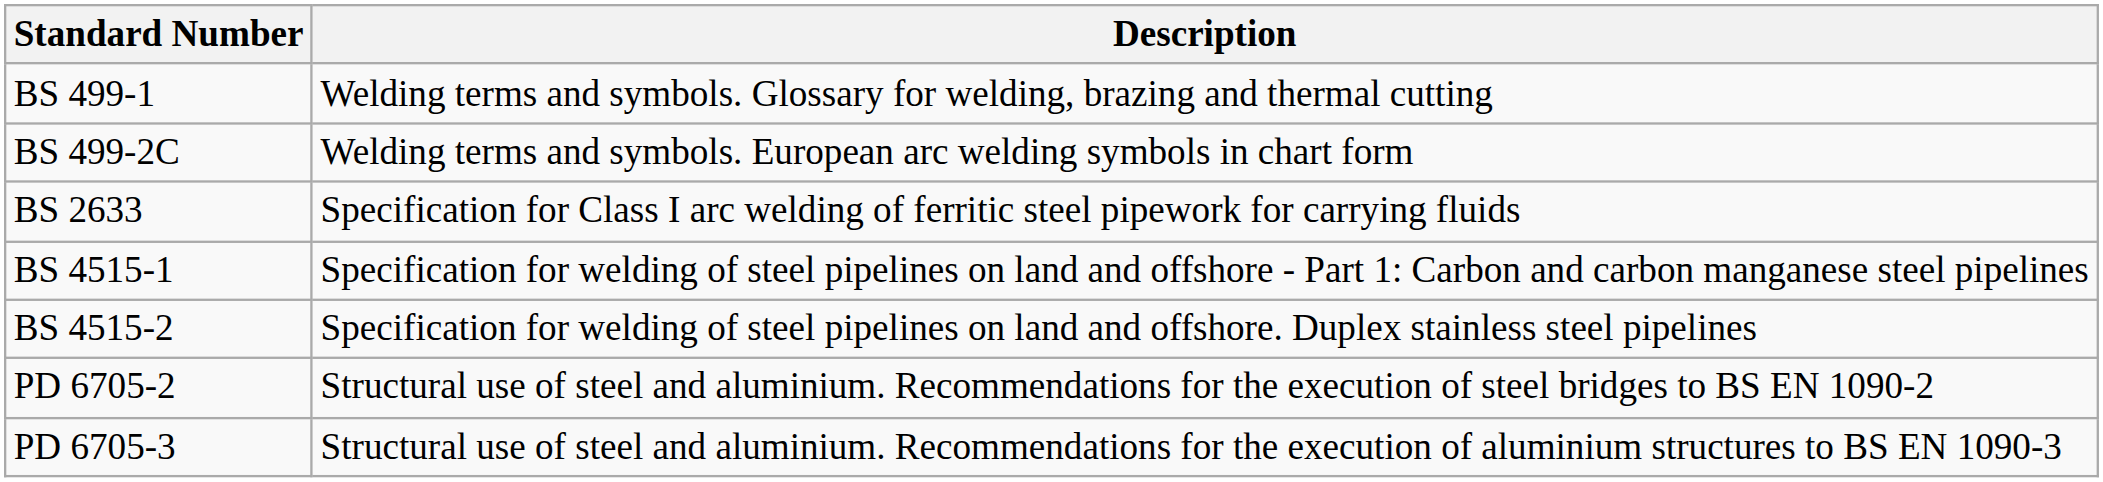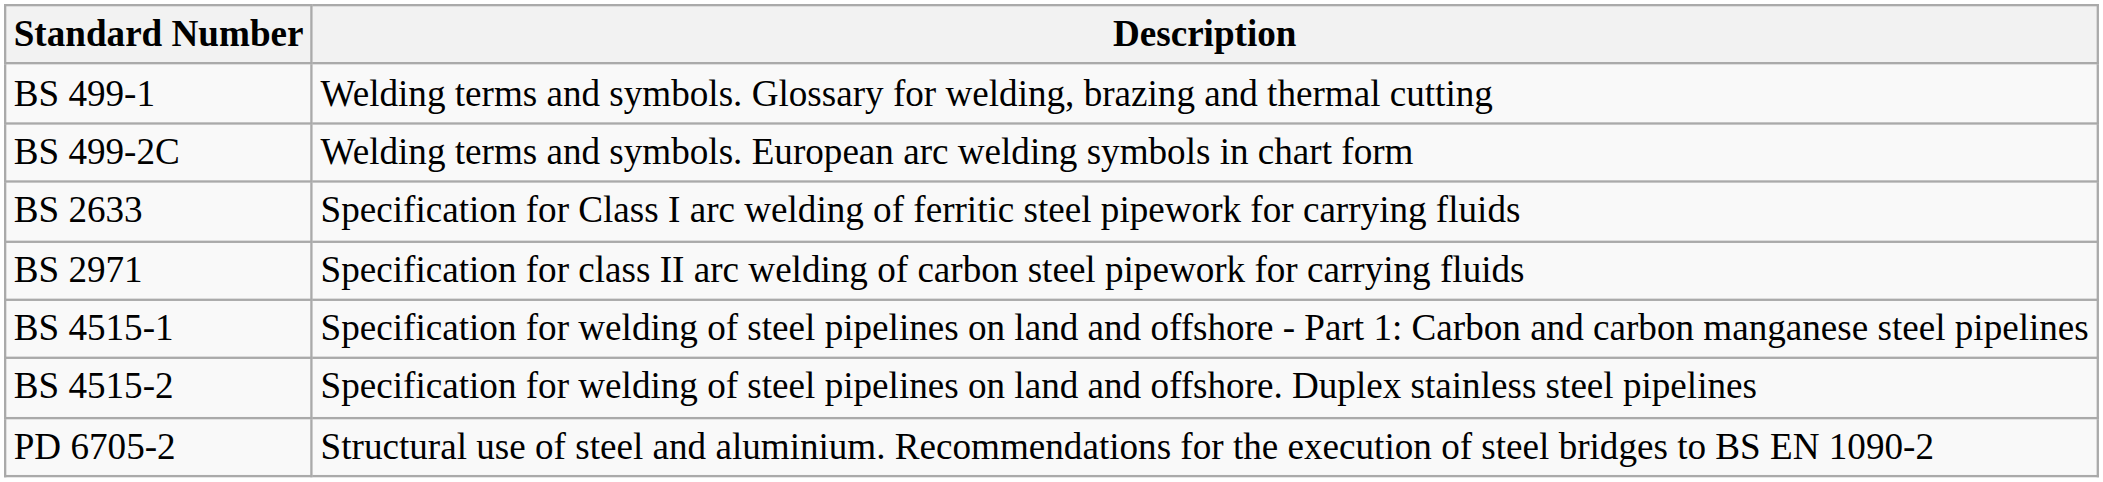+ row: (78, 269)
- row: (95, 446)
